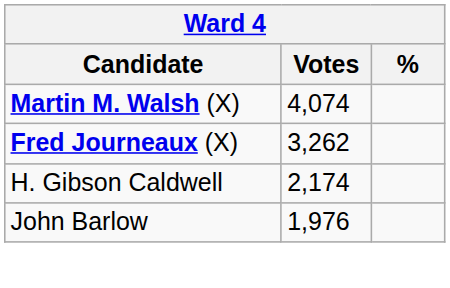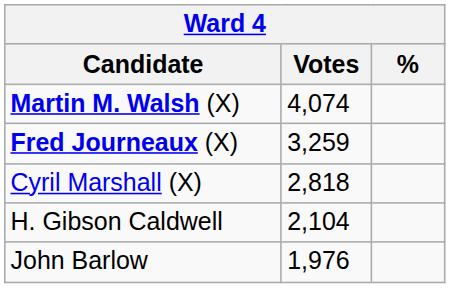(318, 143) 3,262 -> (318, 143) 3,259
+ row: (106, 182)
(318, 182) 2,174 -> (318, 222) 2,104
